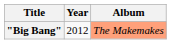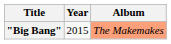(77, 30) 2012 -> (77, 30) 2015
